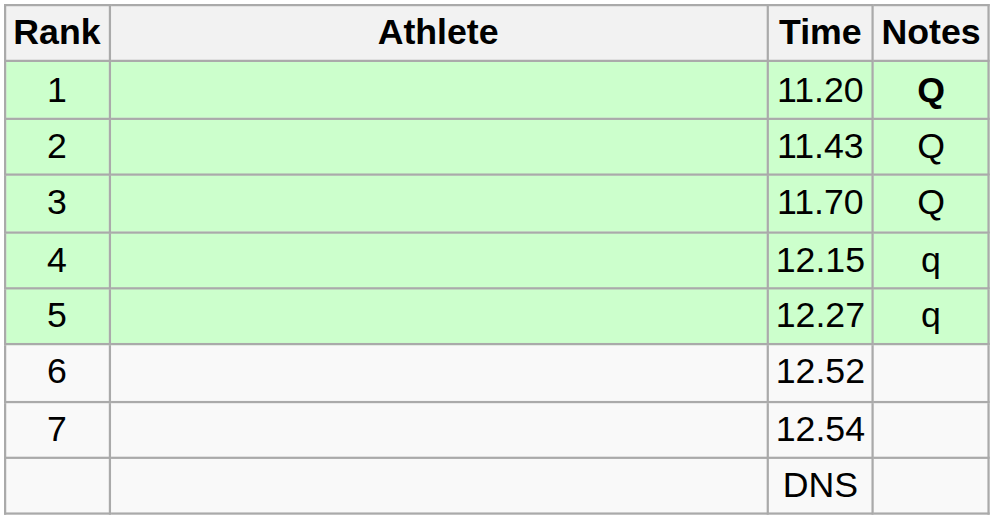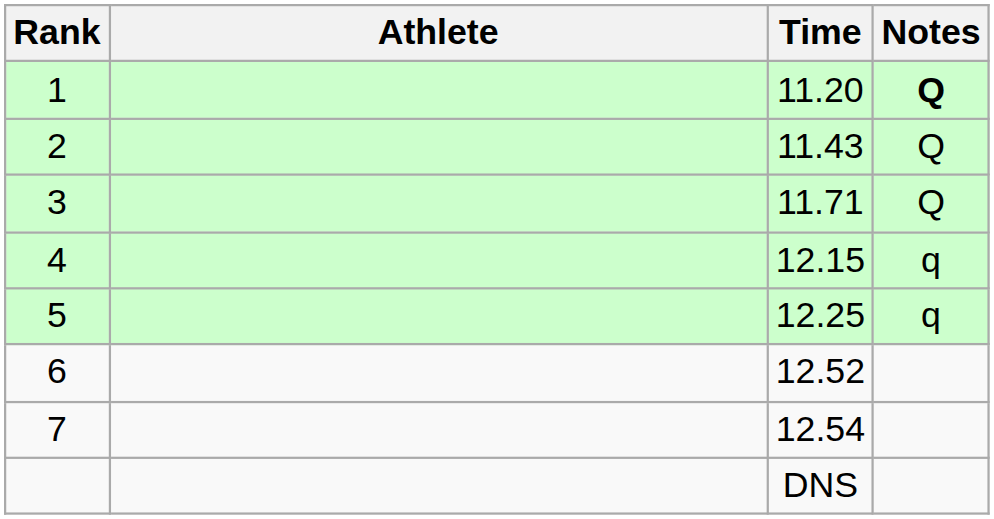(820, 202) 11.70 -> (820, 202) 11.71
(820, 315) 12.27 -> (820, 315) 12.25
